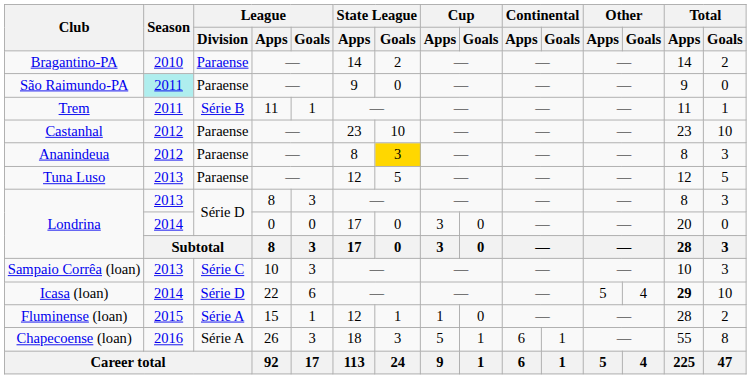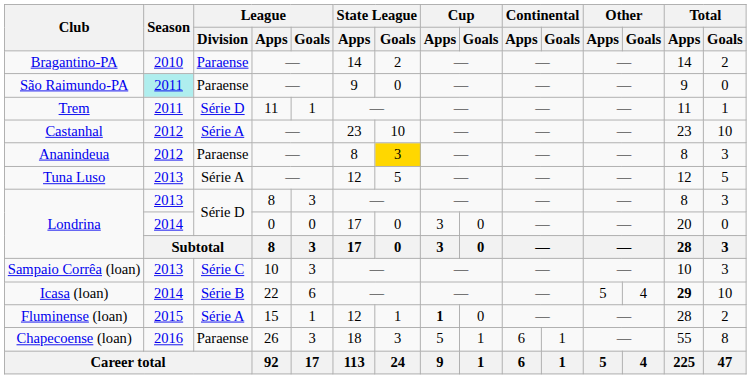(223, 108) Série B -> (223, 108) Série D
(223, 131) Paraense -> (223, 131) Série A
(223, 177) Paraense -> (223, 177) Série A
(223, 293) Série D -> (223, 293) Série B
(440, 316) normal -> (440, 316) bold
(223, 339) Série A -> (223, 339) Paraense
